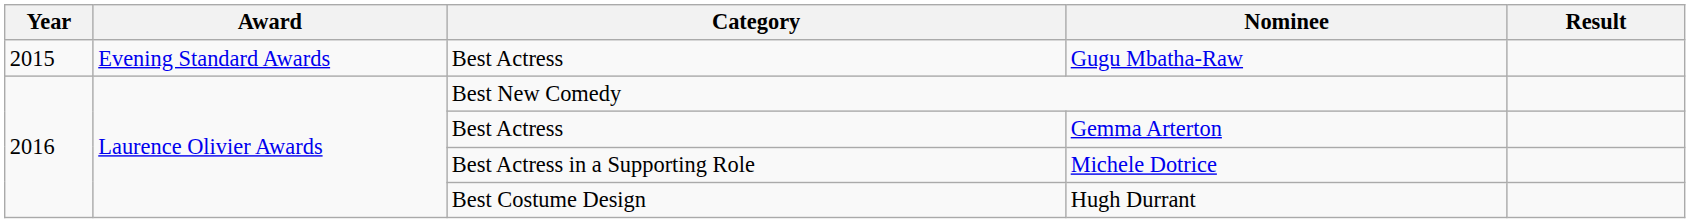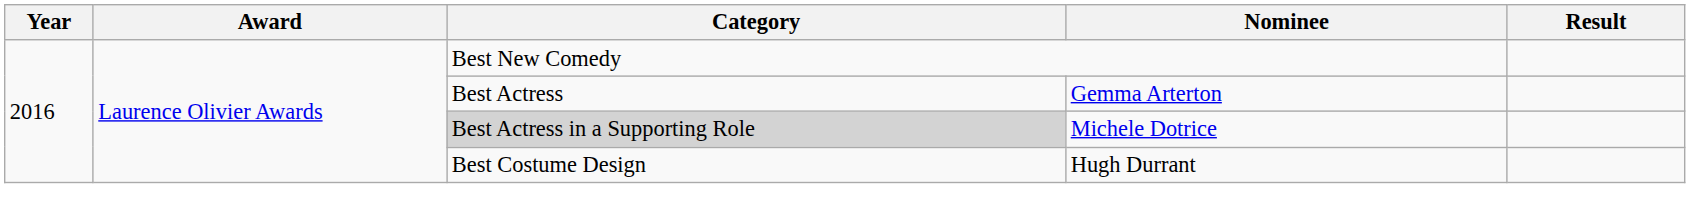- row: (1157, 57)
(603, 164) no background -> (603, 128) lightgrey background
